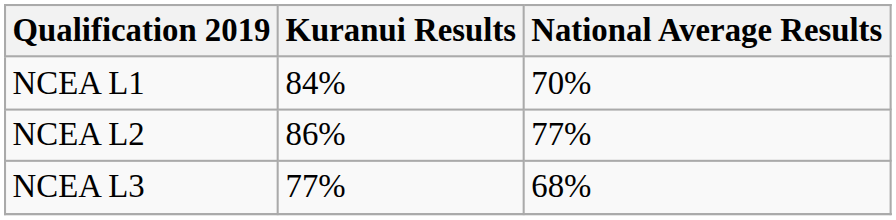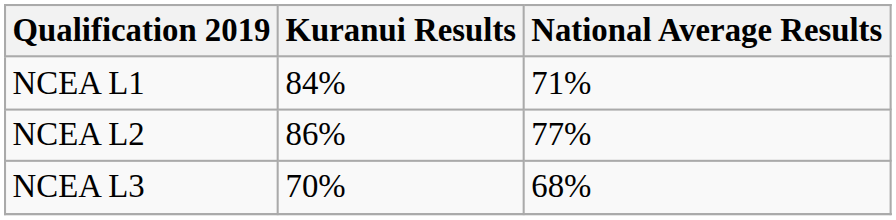(561, 82) 70% -> (561, 82) 71%
(316, 186) 77% -> (316, 186) 70%
